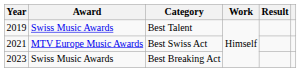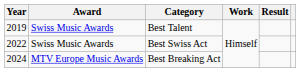(17, 43) 2021 -> (17, 43) 2022
(87, 43) MTV Europe Music Awards -> (72, 43) Swiss Music Awards
(17, 59) 2023 -> (17, 59) 2024
(72, 59) Swiss Music Awards -> (87, 59) MTV Europe Music Awards
